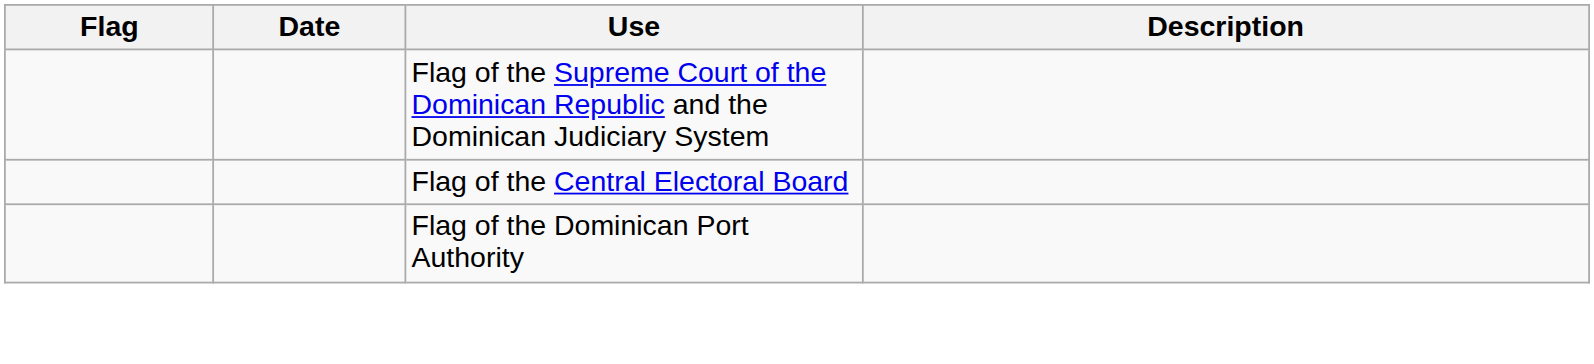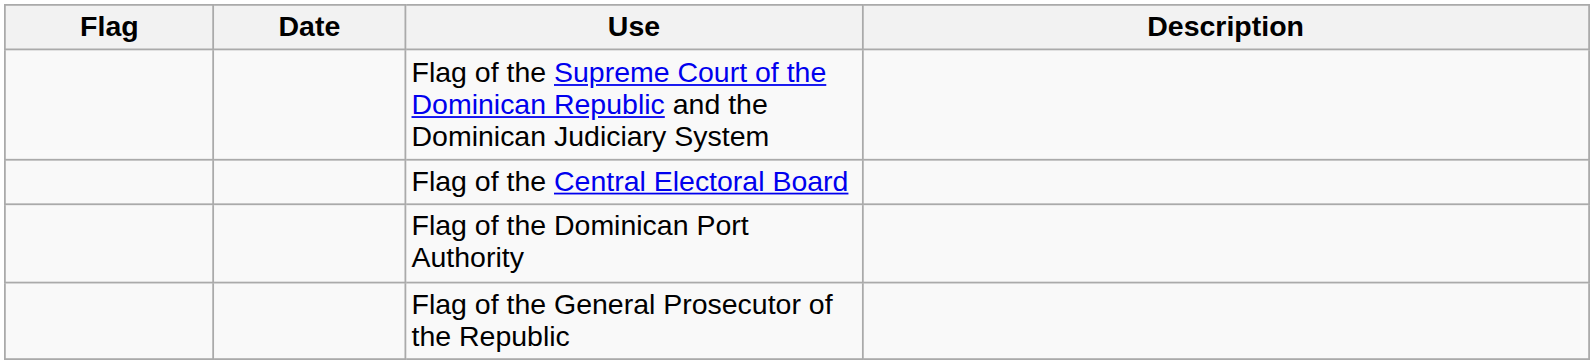+ row: (622, 319)
